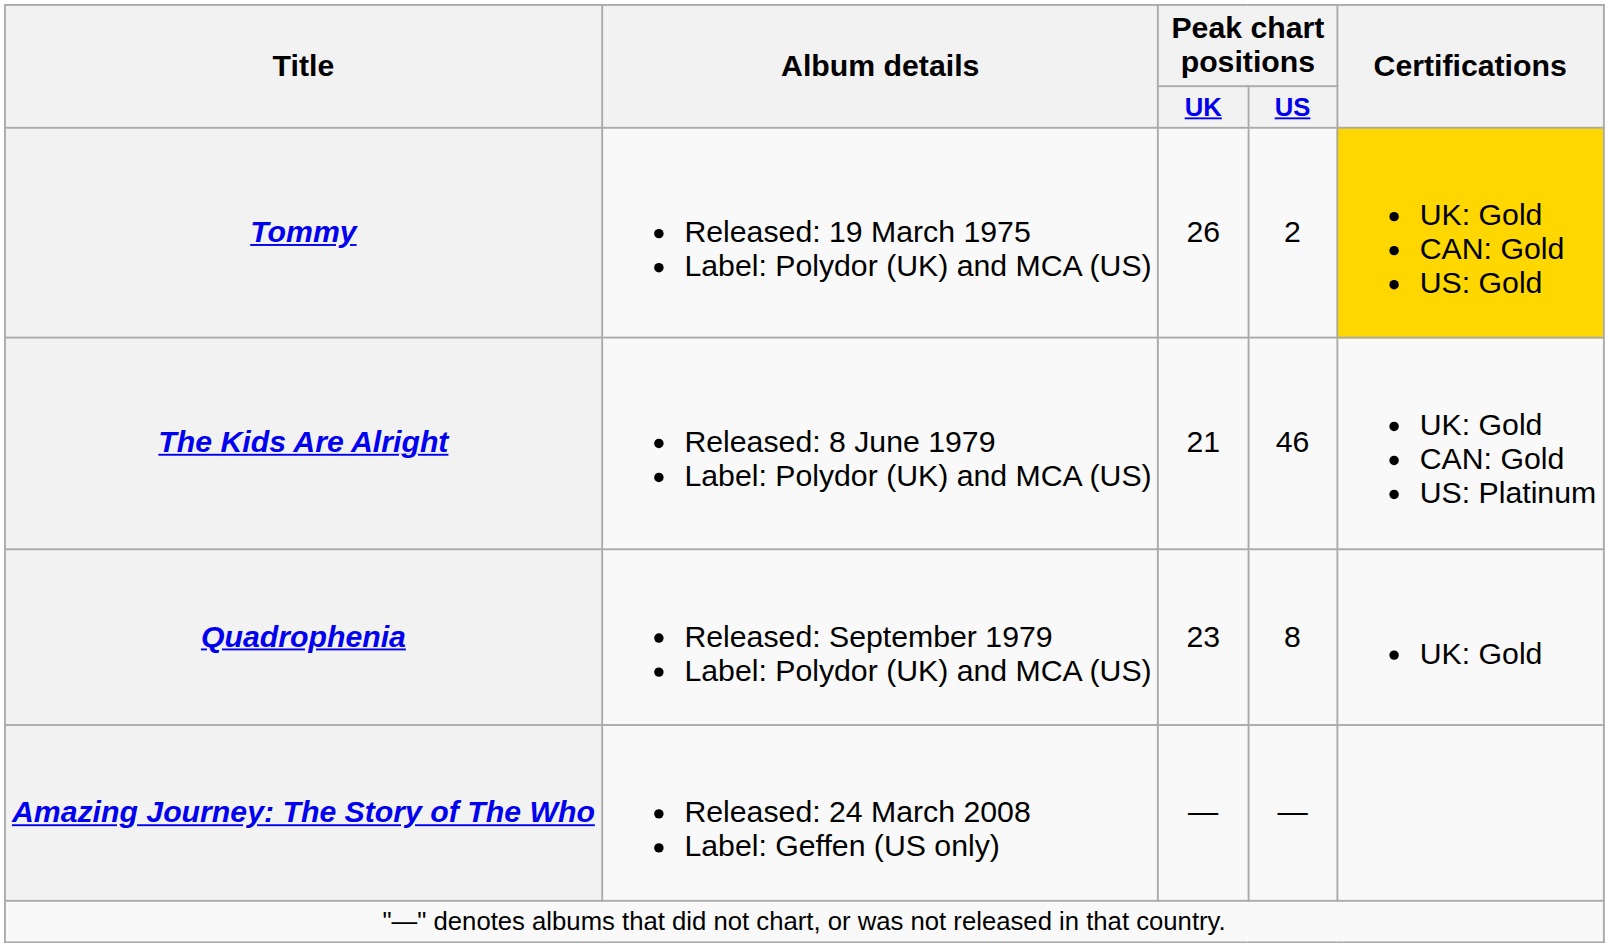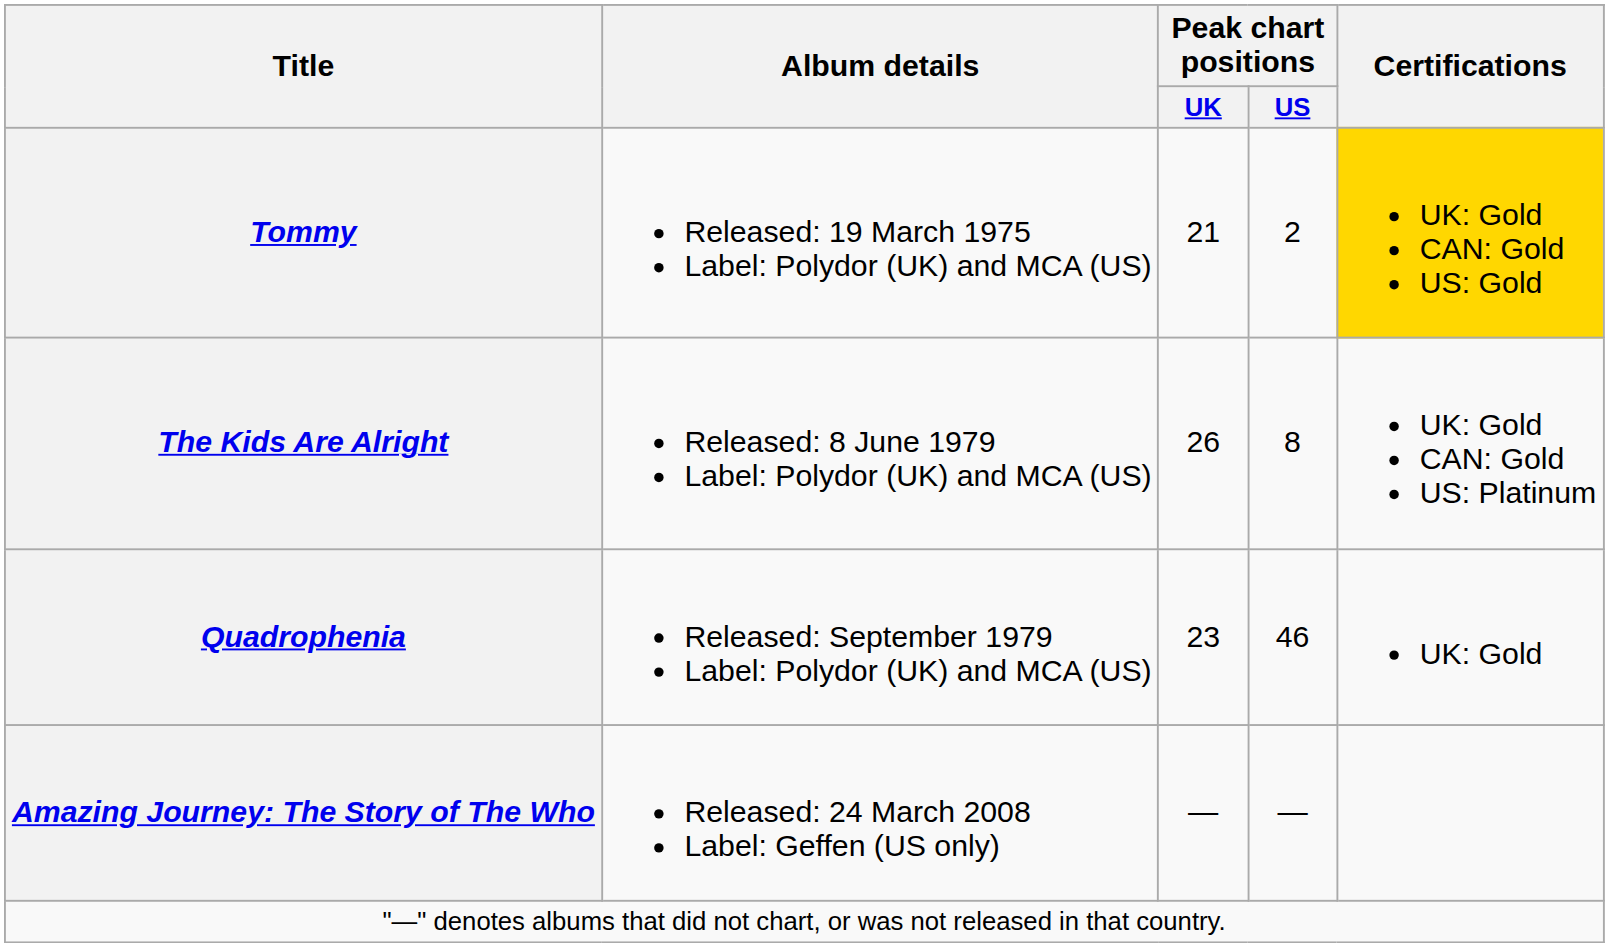(1203, 232) 26 -> (1203, 232) 21
(1203, 442) 21 -> (1203, 442) 26
(1293, 442) 46 -> (1293, 442) 8
(1293, 636) 8 -> (1293, 636) 46
